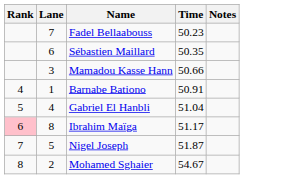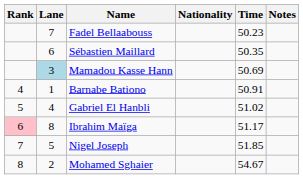+ column: (205, 14)
(51, 70) no background -> (51, 70) lightblue background
(191, 70) 50.66 -> (251, 70) 50.69
(191, 108) 51.04 -> (251, 108) 51.02
(191, 145) 51.87 -> (251, 145) 51.85
